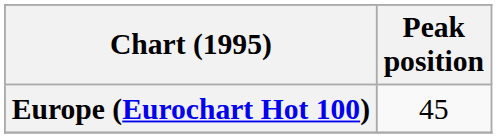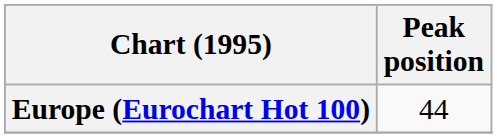(434, 108) 45 -> (434, 108) 44
